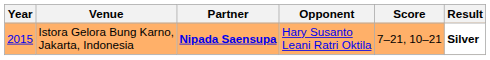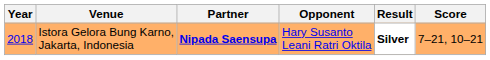columns swapped: (409, 14) <-> (465, 14)
(20, 39) 2015 -> (20, 39) 2018
